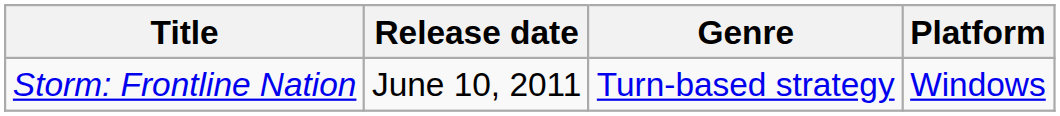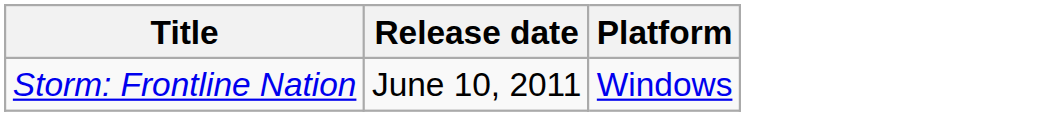- column: (746, 32)
